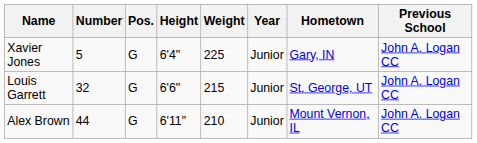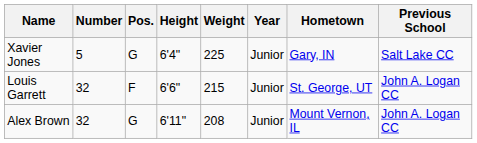(421, 54) John A. Logan CC -> (417, 54) Salt Lake CC
(133, 87) G -> (132, 87) F
(83, 121) 44 -> (83, 121) 32
(214, 121) 210 -> (214, 121) 208
